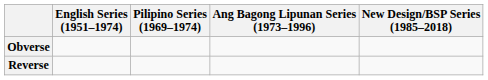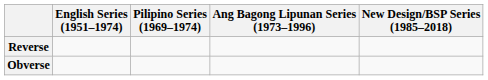rows swapped: (28, 46) <-> (28, 65)
